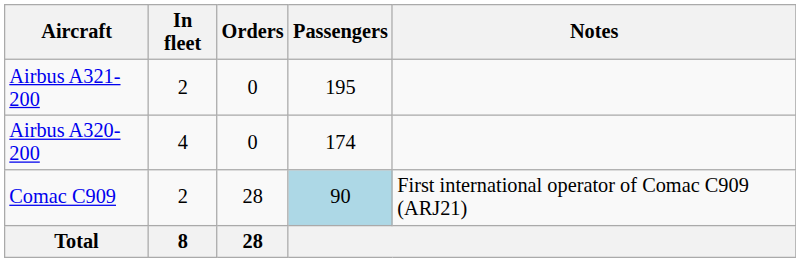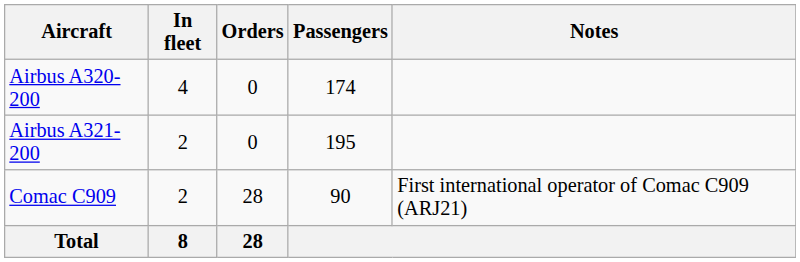rows swapped: (65, 142) <-> (65, 87)
(340, 197) lightblue background -> (340, 197) no background
